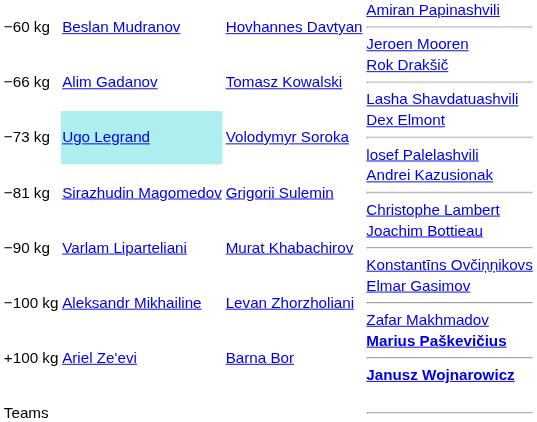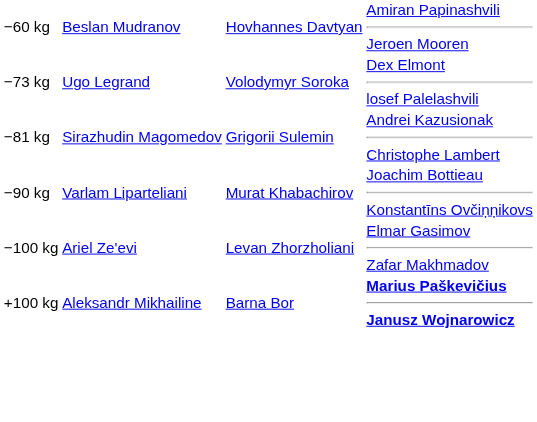- row: (27, 82)
(106, 137) paleturquoise background -> (106, 82) no background
(132, 303) Aleksandr Mikhailine -> (100, 247) Ariel Ze'evi
(100, 358) Ariel Ze'evi -> (132, 303) Aleksandr Mikhailine
- row: (26, 413)
